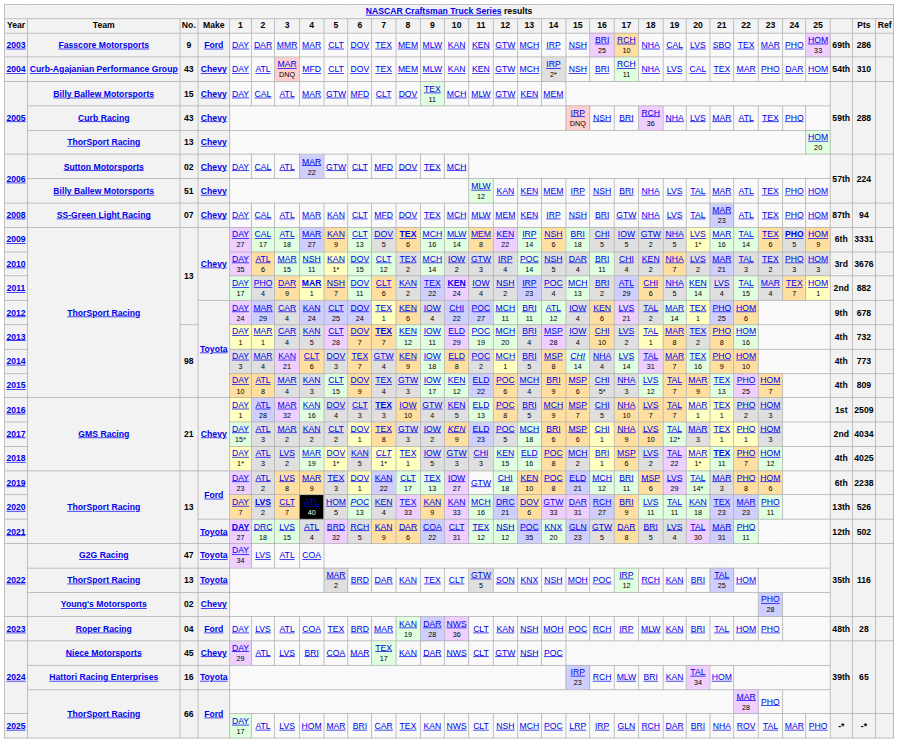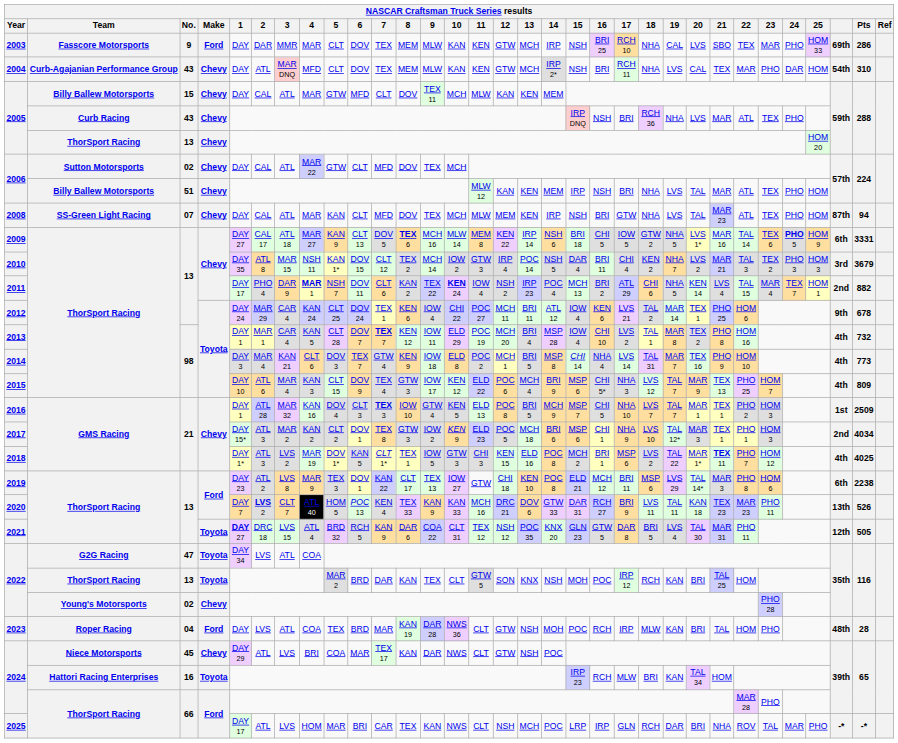(505, 94) GTW -> (505, 94) KAN
(263, 264) ATL 6 -> (263, 264) ATL 8
(864, 264) 3676 -> (864, 264) 3679
(263, 385) ATL 8 -> (263, 385) ATL 6
(864, 531) 502 -> (864, 531) 505
(505, 629) KAN -> (505, 629) GTW
